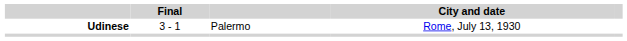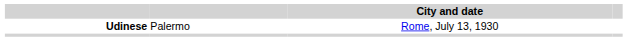- column: (170, 11)
